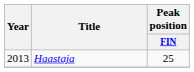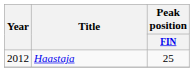(18, 58) 2013 -> (18, 58) 2012
